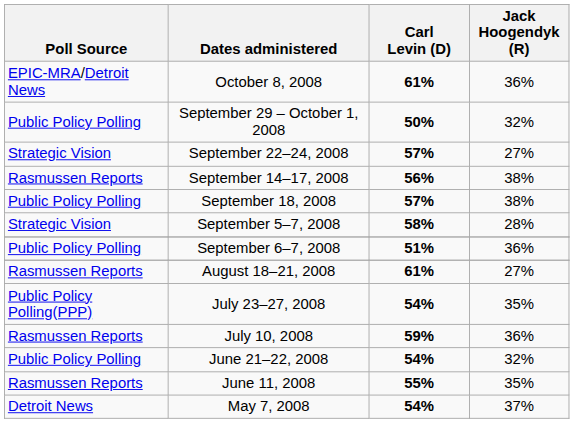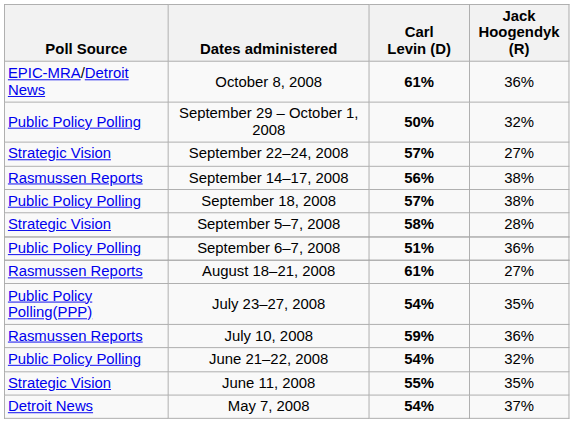(75, 383) Rasmussen Reports -> (59, 383) Strategic Vision
